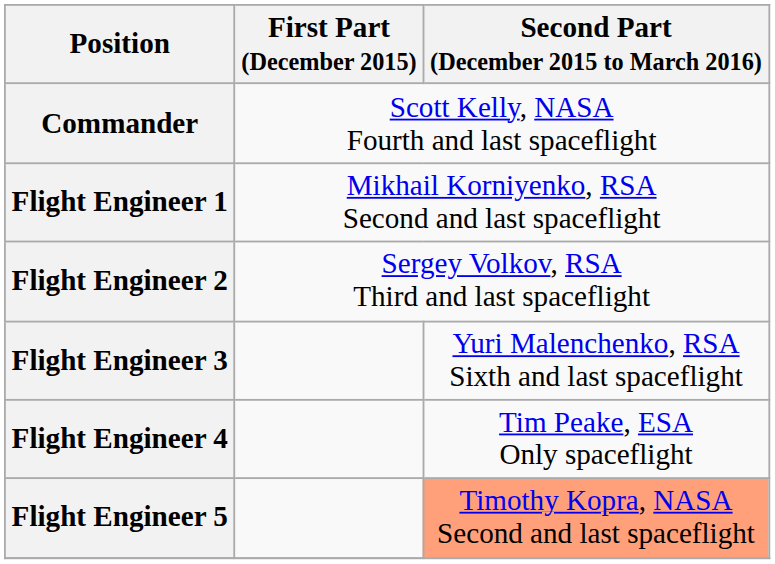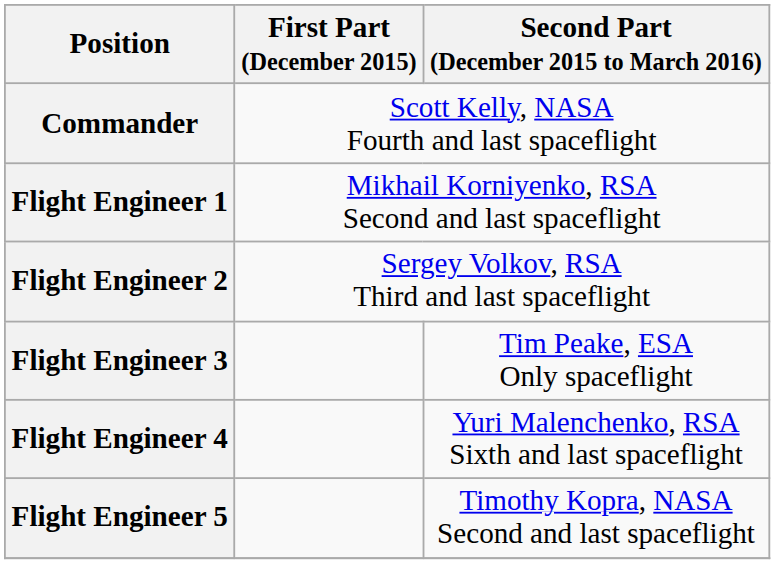(596, 359) Yuri Malenchenko, RSA Sixth and last spaceflight -> (596, 359) Tim Peake, ESA Only spaceflight
(596, 438) Tim Peake, ESA Only spaceflight -> (596, 438) Yuri Malenchenko, RSA Sixth and last spaceflight
(596, 517) lightsalmon background -> (596, 517) no background
